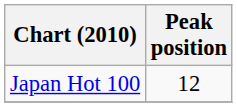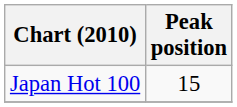(189, 83) 12 -> (189, 83) 15
